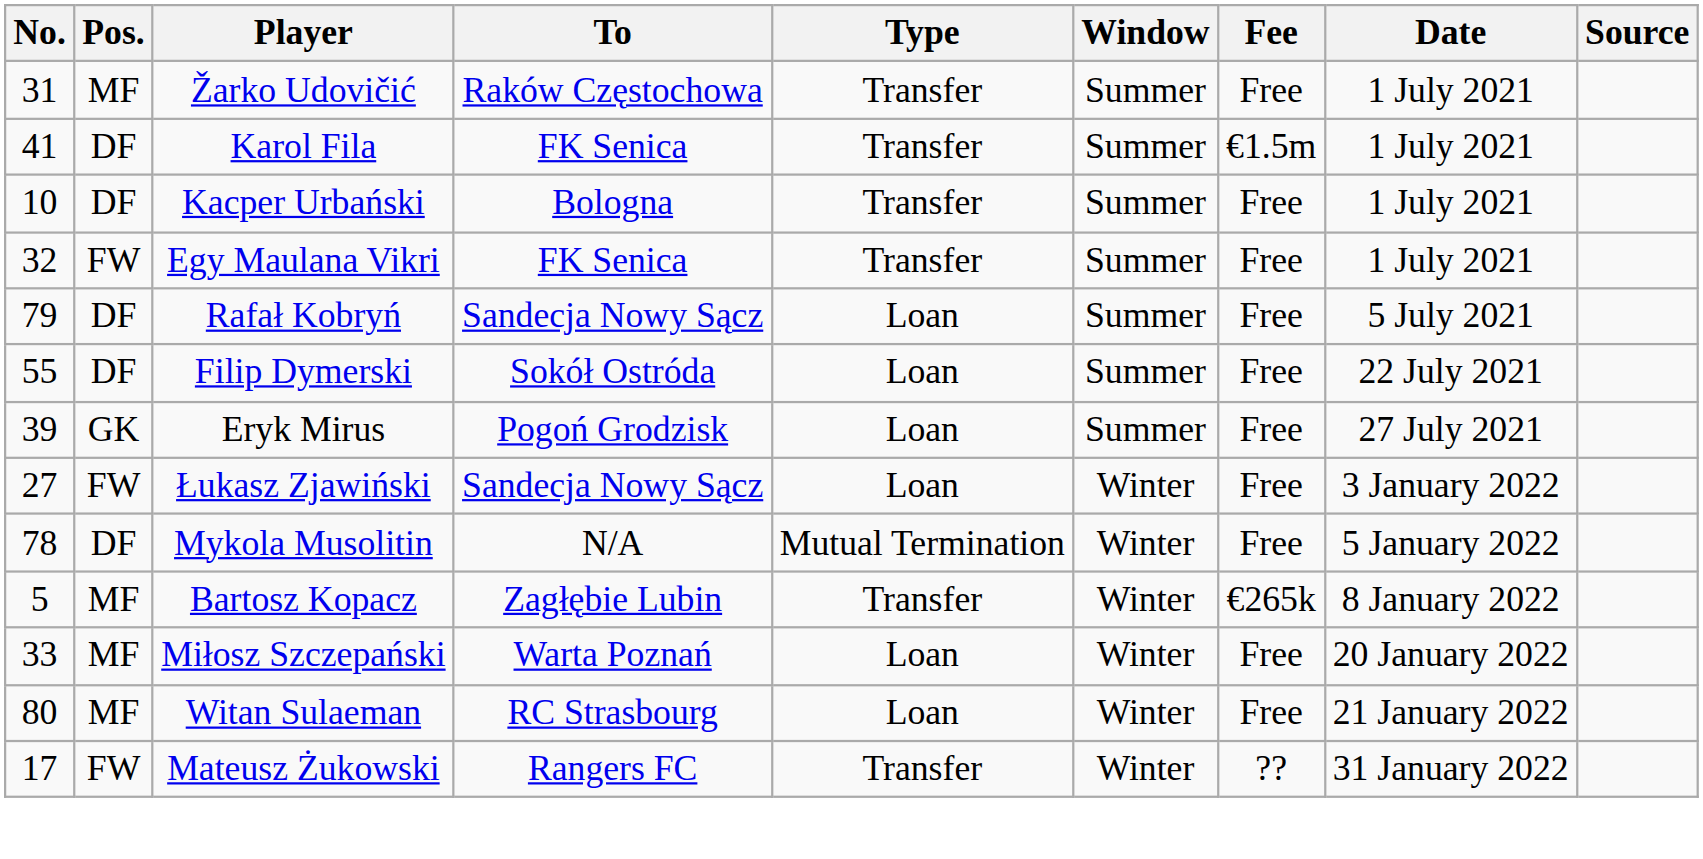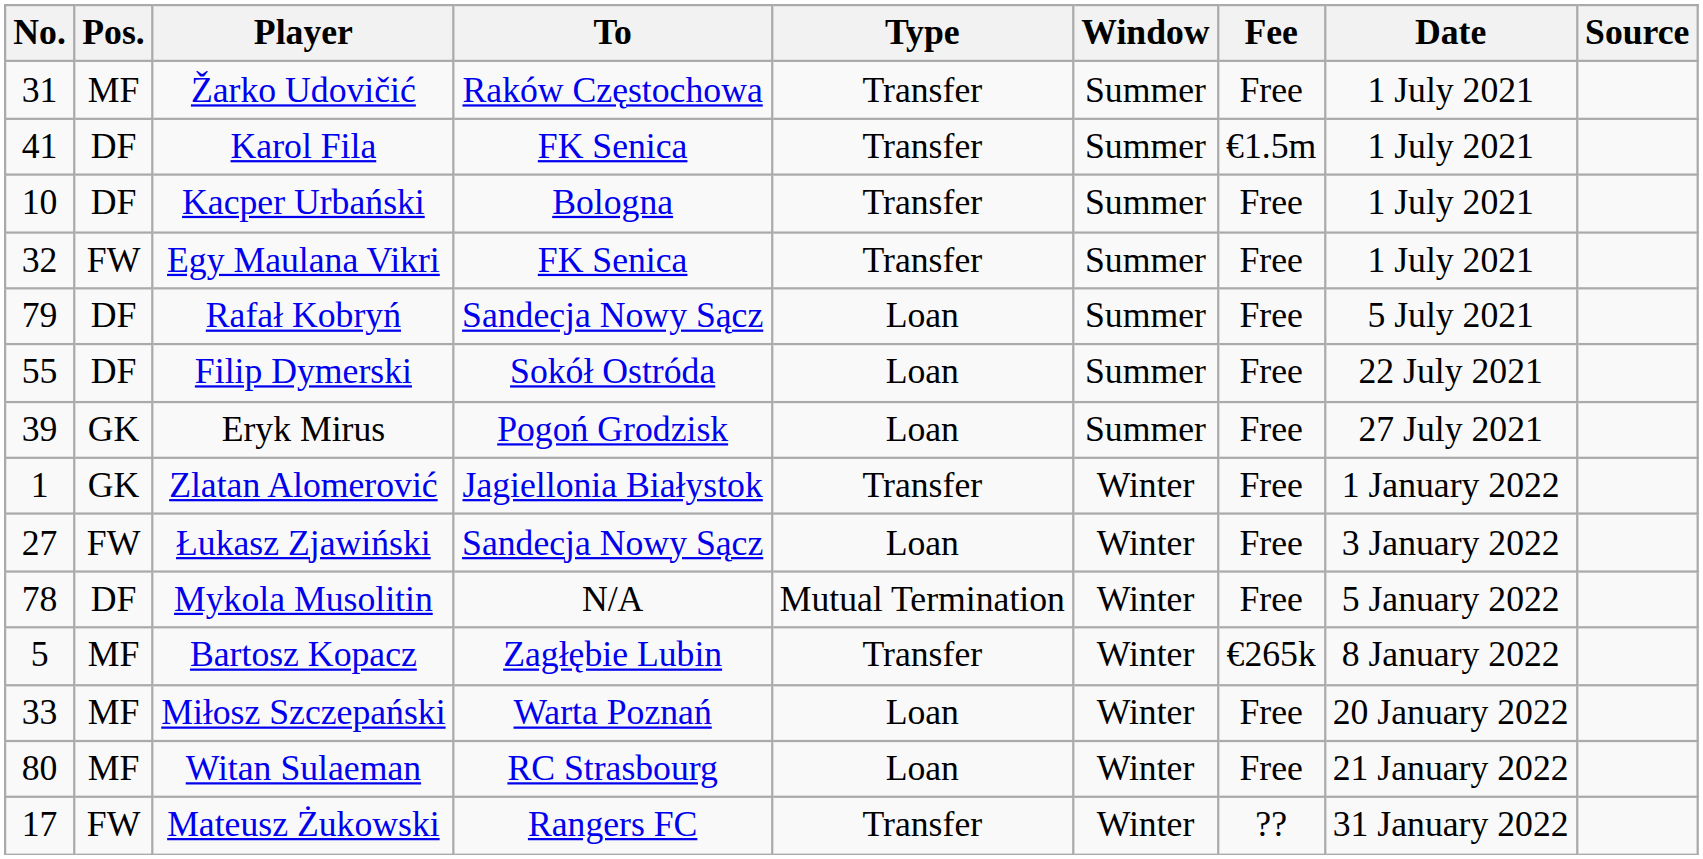+ row: (303, 485)
